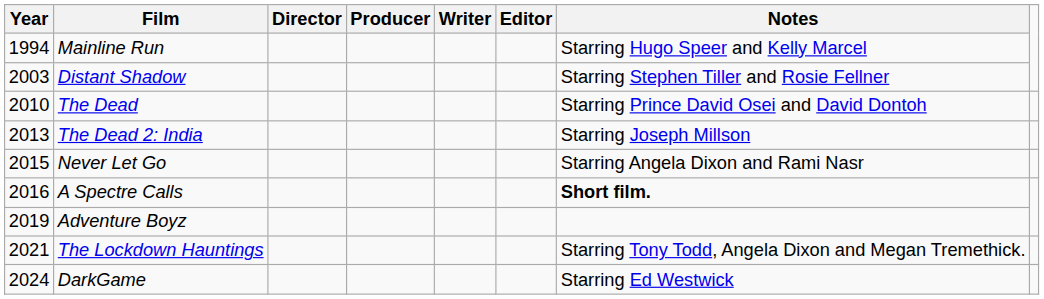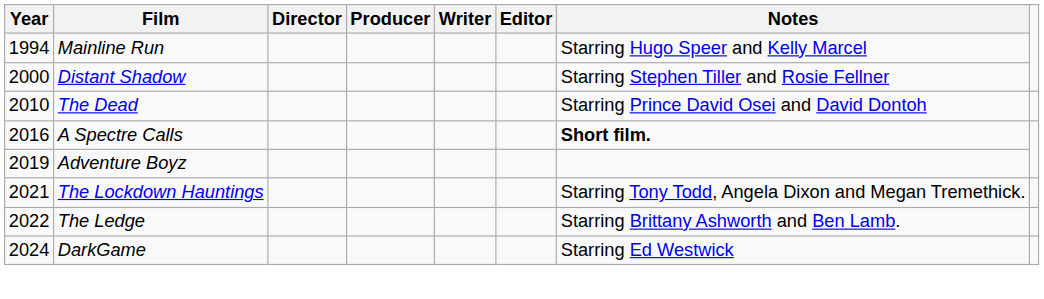(29, 76) 2003 -> (29, 76) 2000
- row: (130, 134)
- row: (112, 163)
+ row: (101, 221)
